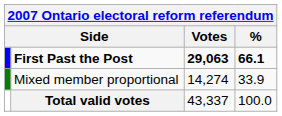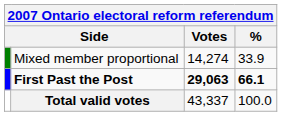rows swapped: (73, 58) <-> (96, 80)
